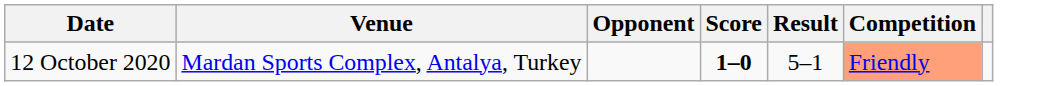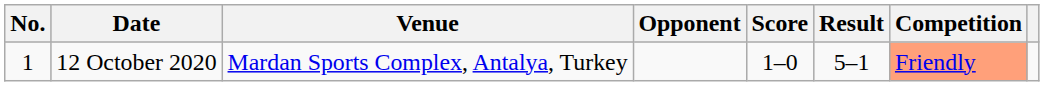+ column: (28, 23)
(734, 61) bold -> (780, 61) normal
